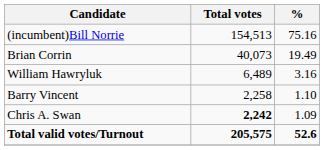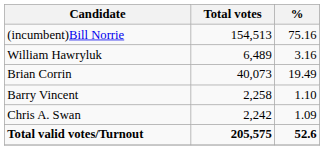rows swapped: (39, 54) <-> (55, 74)
(257, 114) bold -> (257, 114) normal
